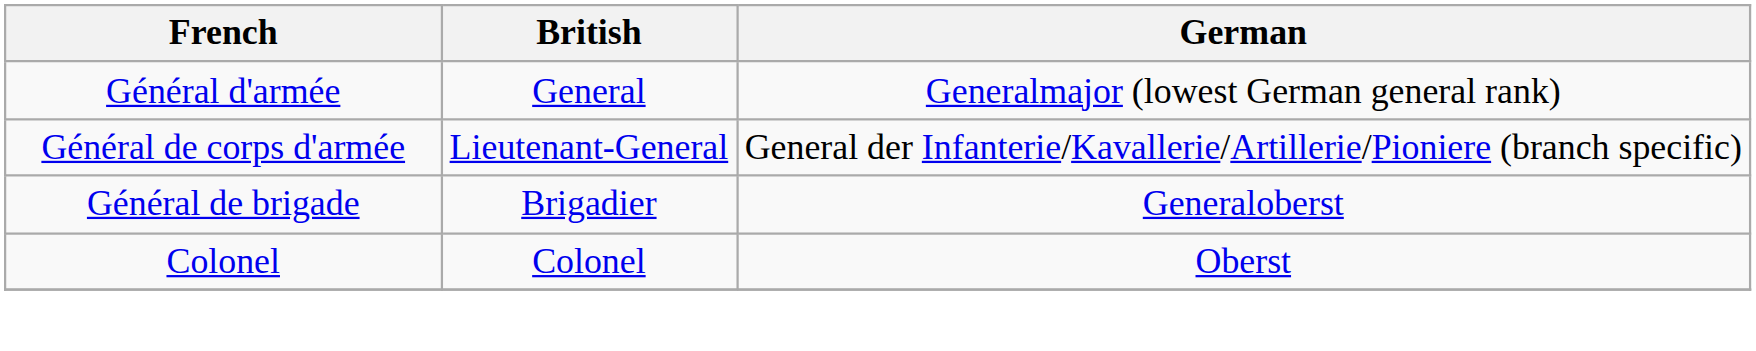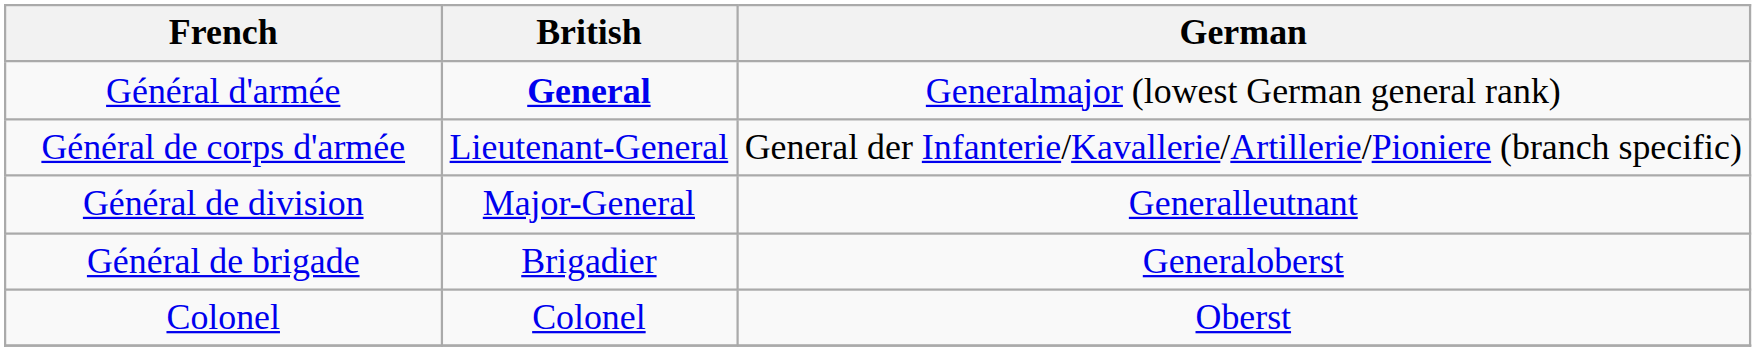(589, 89) normal -> (589, 89) bold
+ row: (223, 203)
